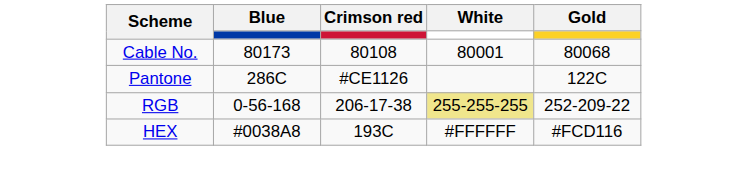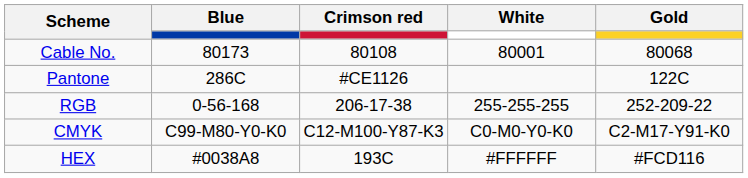(480, 105) khaki background -> (521, 105) no background
+ row: (78, 132)
